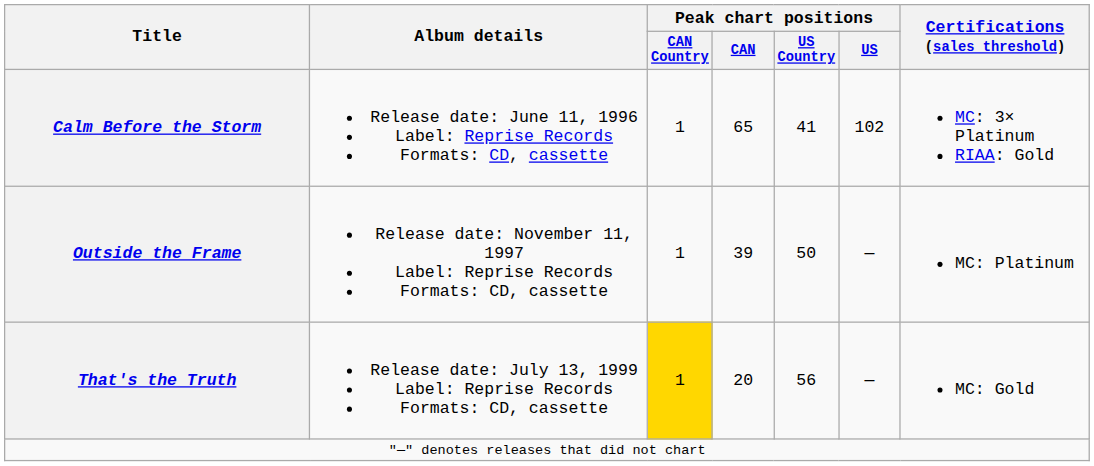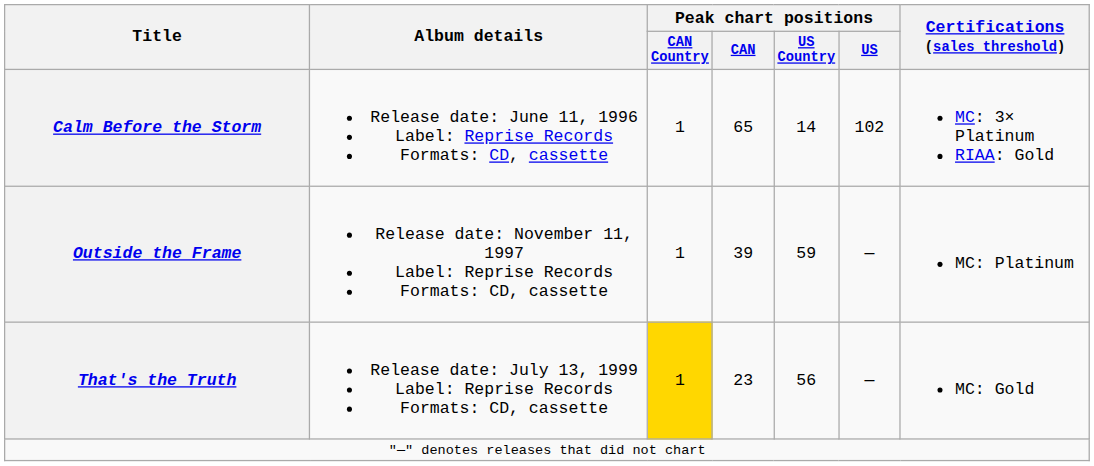(806, 127) 41 -> (806, 127) 14
(806, 254) 50 -> (806, 254) 59
(743, 381) 20 -> (743, 381) 23
